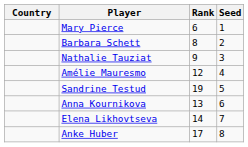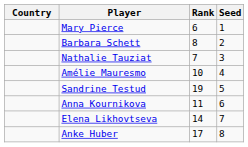(195, 58) 9 -> (195, 58) 7
(198, 73) 12 -> (198, 73) 10
(198, 104) 13 -> (198, 104) 11
